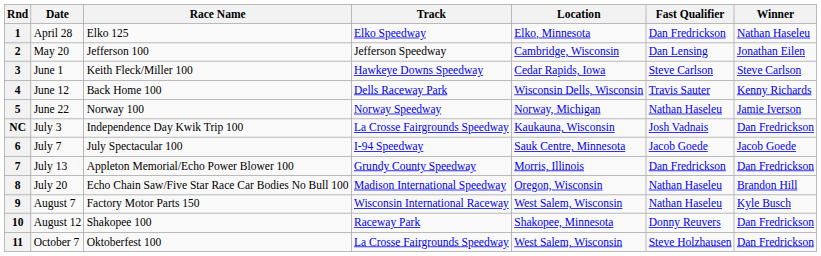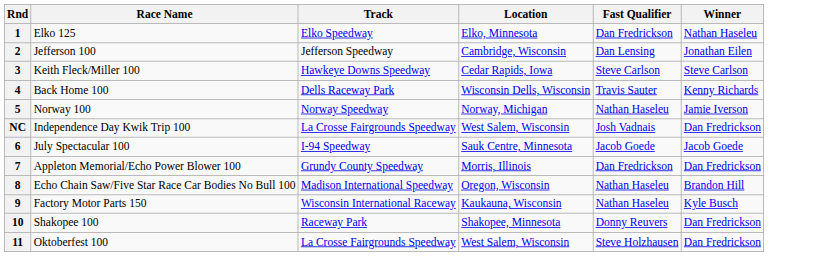- column: (57, 14)
(564, 128) Kaukauna, Wisconsin -> (515, 128) West Salem, Wisconsin
(568, 204) West Salem, Wisconsin -> (511, 204) Kaukauna, Wisconsin
